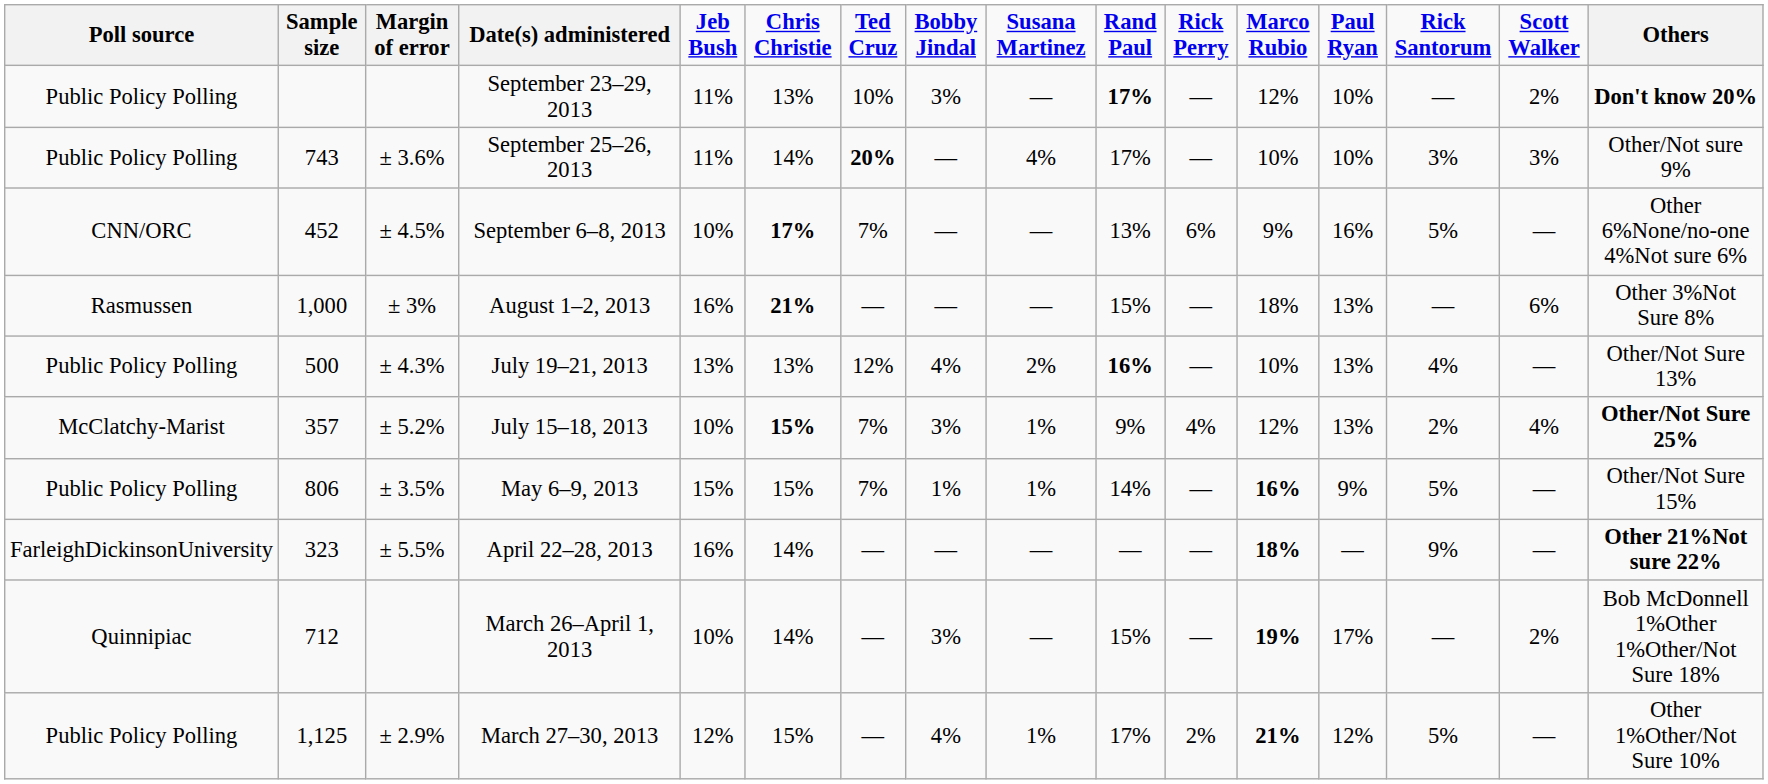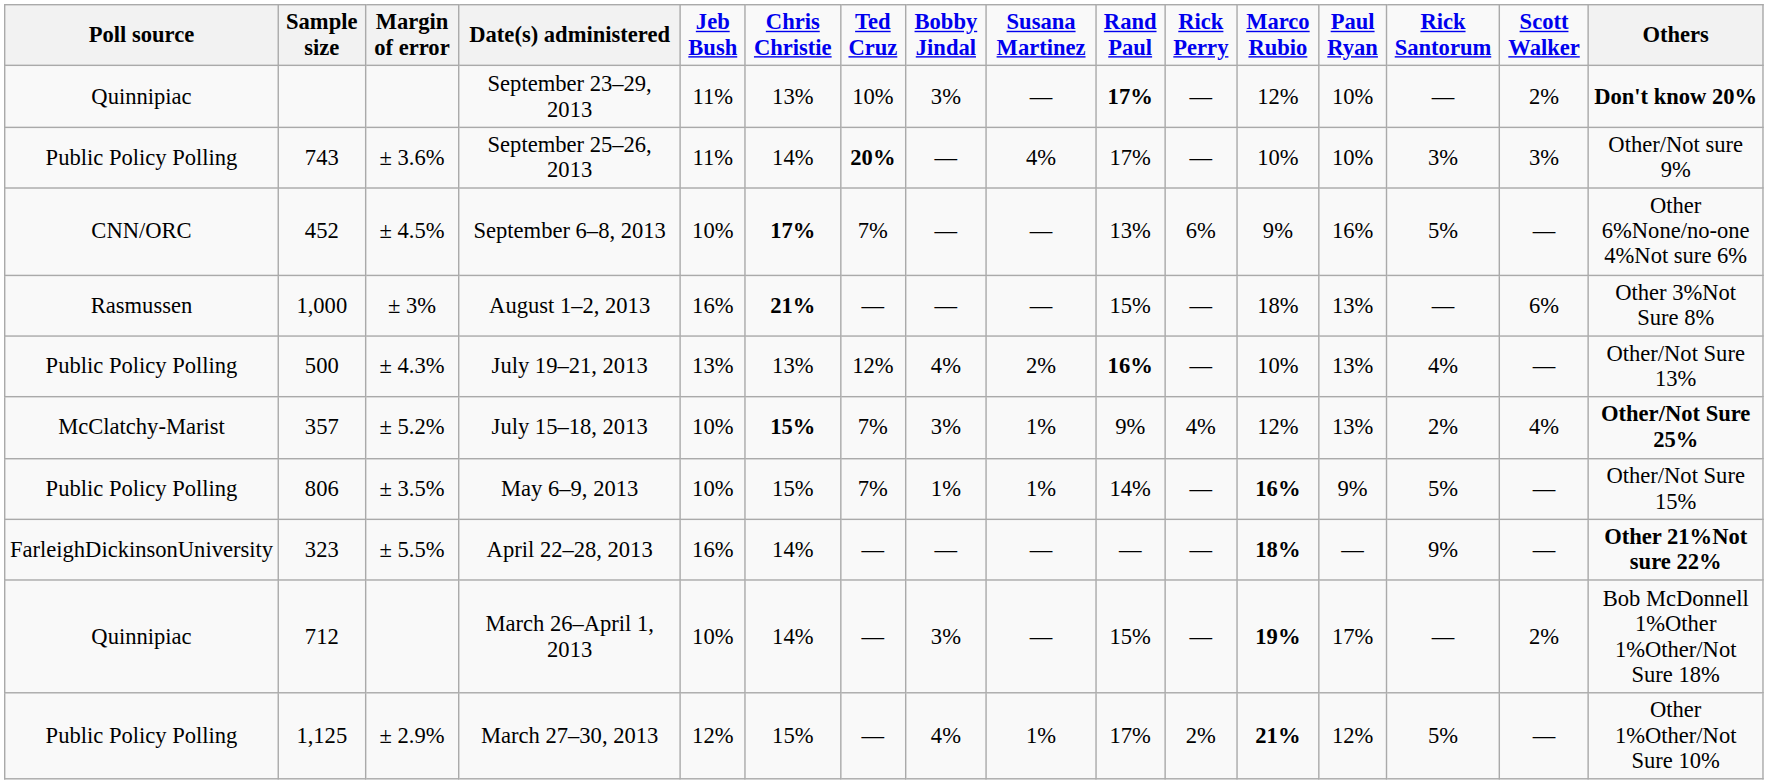(141, 96) Public Policy Polling -> (141, 96) Quinnipiac
(713, 488) 15% -> (713, 488) 10%
